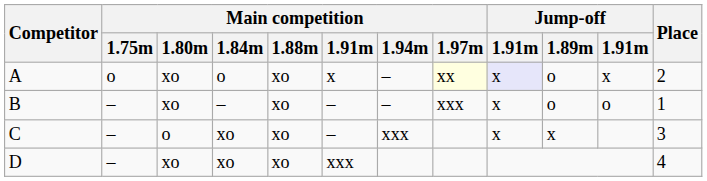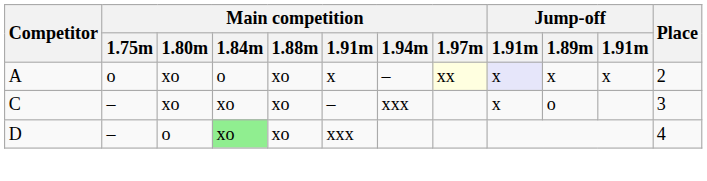(551, 76) o -> (551, 76) x
- row: (15, 104)
(166, 133) o -> (171, 104) xo
(551, 133) x -> (551, 104) o
(171, 162) xo -> (166, 133) o
(226, 162) no background -> (226, 133) lightgreen background
